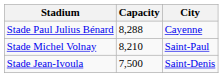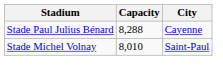(131, 47) 8,210 -> (131, 47) 8,010
- row: (45, 64)
